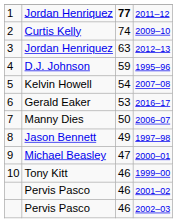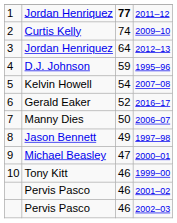(124, 48) 63 -> (124, 48) 64
(124, 102) 53 -> (124, 102) 52
